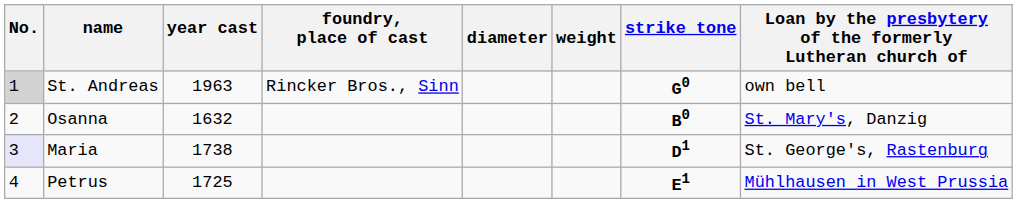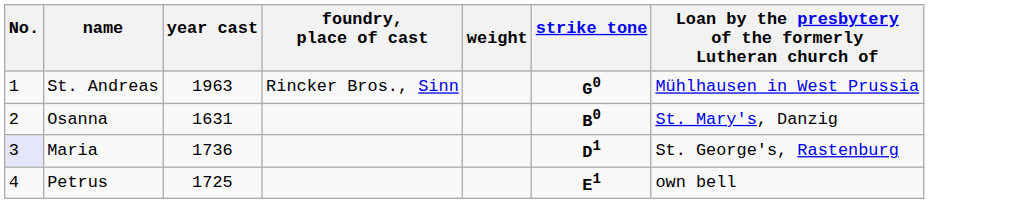- column: (507, 38)
(14, 87) lightgrey background -> (14, 87) no background
(785, 87) own bell -> (787, 87) Mühlhausen in West Prussia
(212, 119) 1632 -> (212, 119) 1631
(212, 151) 1738 -> (212, 151) 1736
(876, 183) Mühlhausen in West Prussia -> (696, 183) own bell
